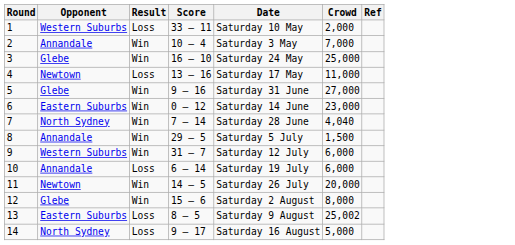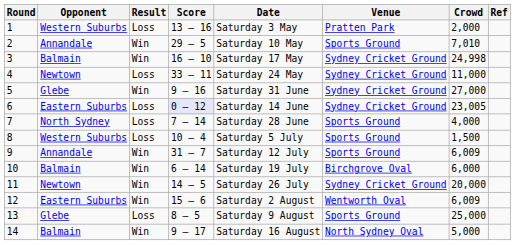+ column: (386, 12)
(191, 28) 33 – 11 -> (191, 28) 13 – 16
(260, 28) Saturday 10 May -> (257, 28) Saturday 3 May
(188, 44) 10 – 4 -> (188, 44) 29 – 5
(257, 44) Saturday 3 May -> (260, 44) Saturday 10 May
(339, 44) 7,000 -> (466, 44) 7,010
(55, 59) Glebe -> (60, 59) Balmain
(260, 59) Saturday 24 May -> (260, 59) Saturday 17 May
(342, 59) 25,000 -> (469, 59) 24,998
(191, 75) 13 – 16 -> (191, 75) 33 – 11
(260, 75) Saturday 17 May -> (260, 75) Saturday 24 May
(140, 106) Win -> (143, 106) Loss
(188, 106) no background -> (188, 106) lavender background
(342, 106) 23,000 -> (469, 106) 23,005
(140, 122) Win -> (143, 122) Loss
(339, 122) 4,040 -> (466, 122) 4,000
(66, 138) Annandale -> (84, 138) Western Suburbs
(140, 138) Win -> (143, 138) Loss
(188, 138) 29 – 5 -> (188, 138) 10 – 4
(84, 153) Western Suburbs -> (66, 153) Annandale
(339, 153) 6,000 -> (466, 153) 6,009
(66, 169) Annandale -> (60, 169) Balmain
(143, 169) Loss -> (140, 169) Win
(55, 200) Glebe -> (84, 200) Eastern Suburbs
(339, 200) 8,000 -> (466, 200) 6,009
(84, 216) Eastern Suburbs -> (55, 216) Glebe
(342, 216) 25,002 -> (469, 216) 25,000
(75, 232) North Sydney -> (60, 232) Balmain
(143, 232) Loss -> (140, 232) Win
